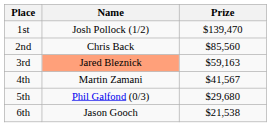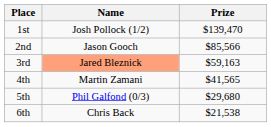(111, 46) Chris Back -> (111, 46) Jason Gooch
(223, 46) $85,560 -> (223, 46) $85,566
(223, 79) $41,567 -> (223, 79) $41,565
(111, 113) Jason Gooch -> (111, 113) Chris Back
